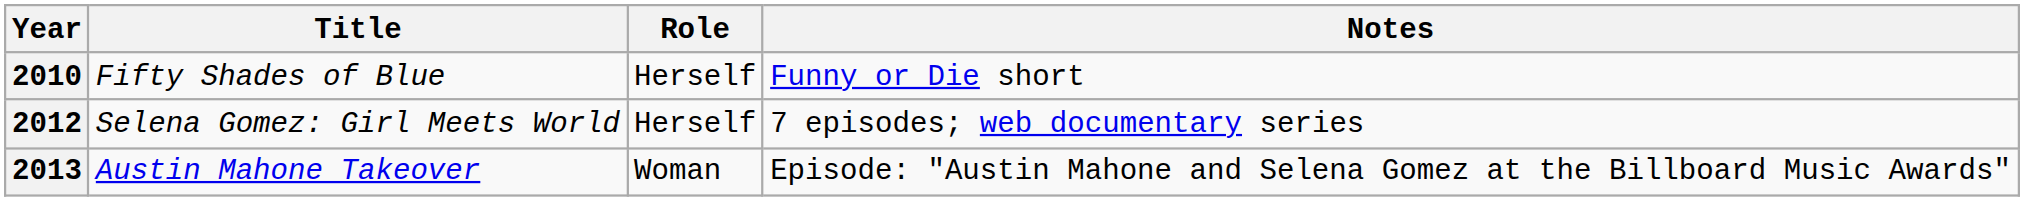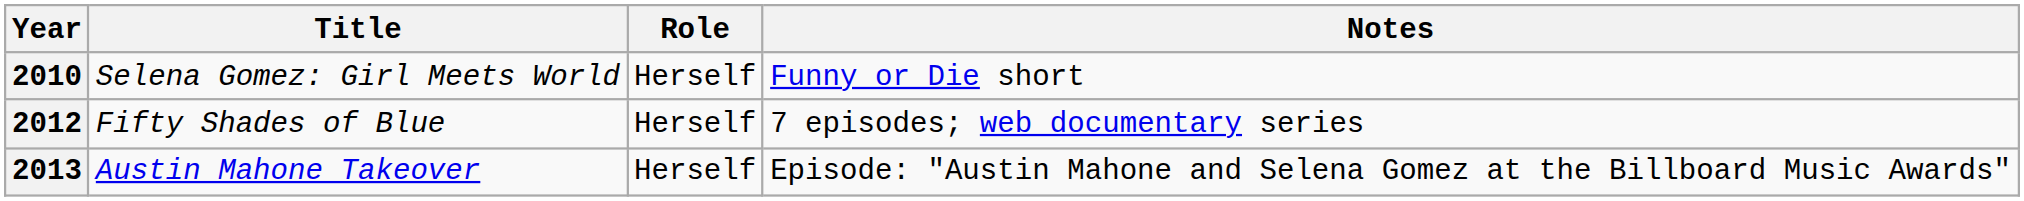(271, 76) Fifty Shades of Blue -> (358, 76) Selena Gomez: Girl Meets World
(358, 124) Selena Gomez: Girl Meets World -> (271, 124) Fifty Shades of Blue
(678, 171) Woman -> (695, 171) Herself
